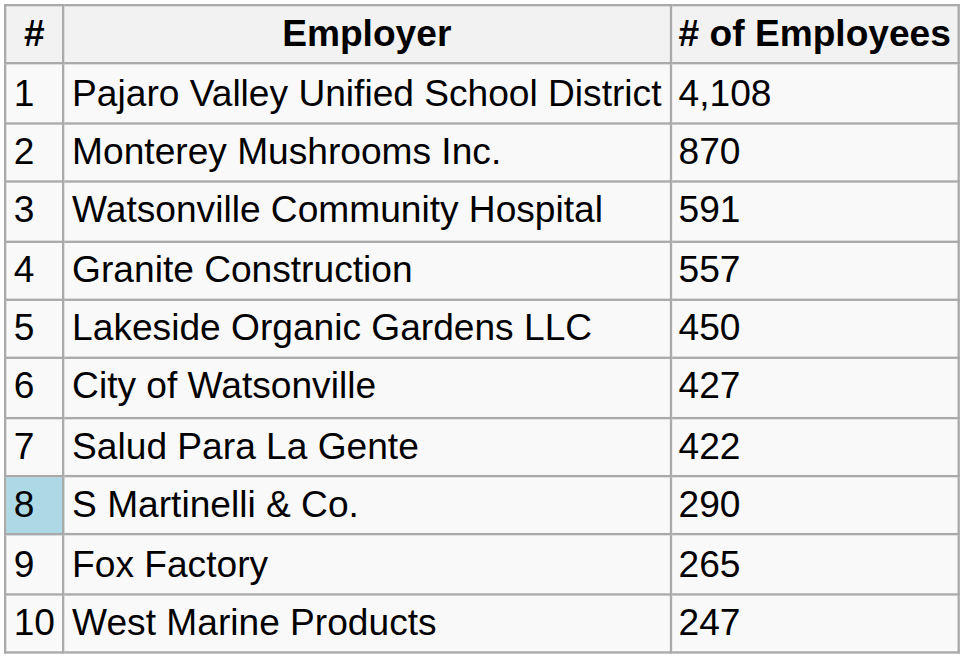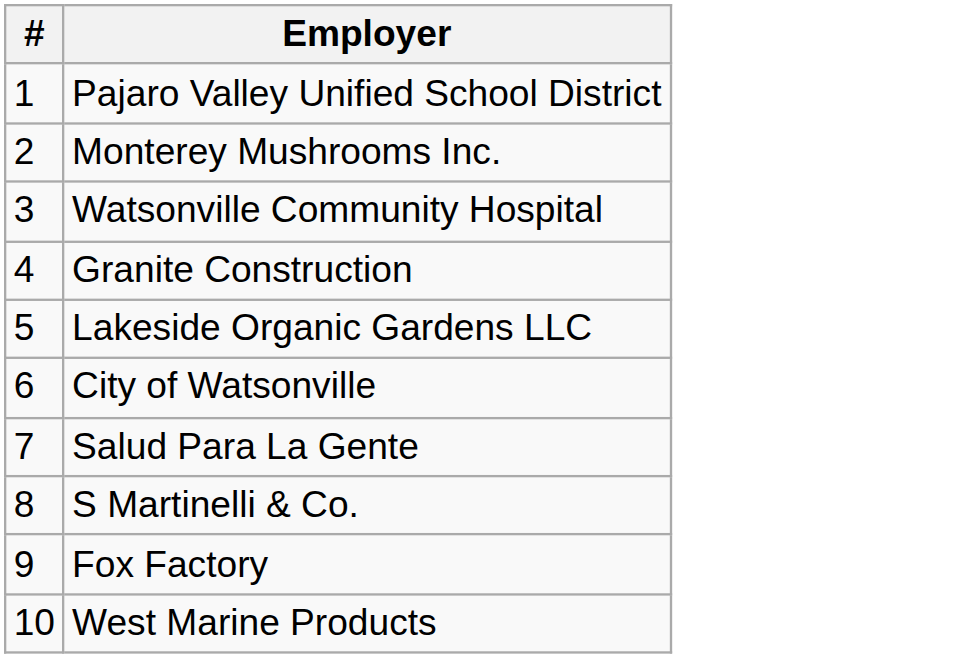- column: (815, 33)
(24, 504) lightblue background -> (24, 504) no background
